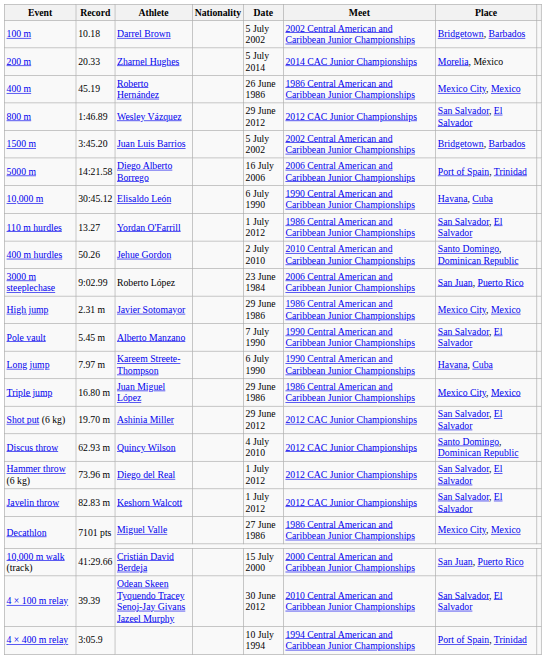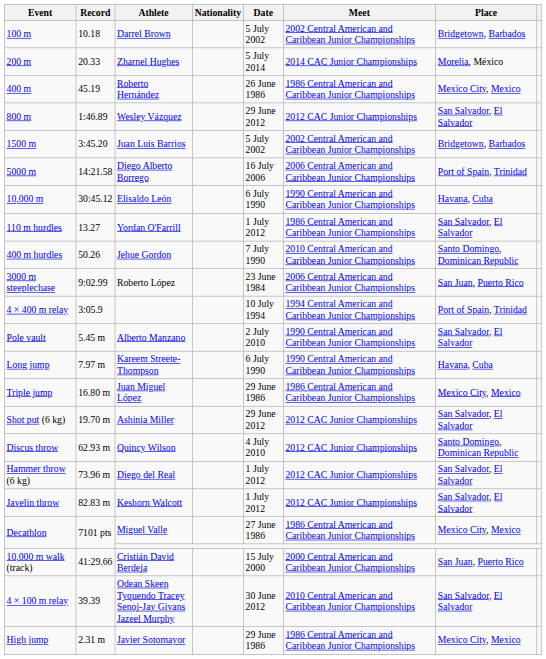(257, 254) 2 July 2010 -> (257, 254) 7 July 1990
rows swapped: (28, 310) <-> (37, 640)
(257, 337) 7 July 1990 -> (257, 337) 2 July 2010
